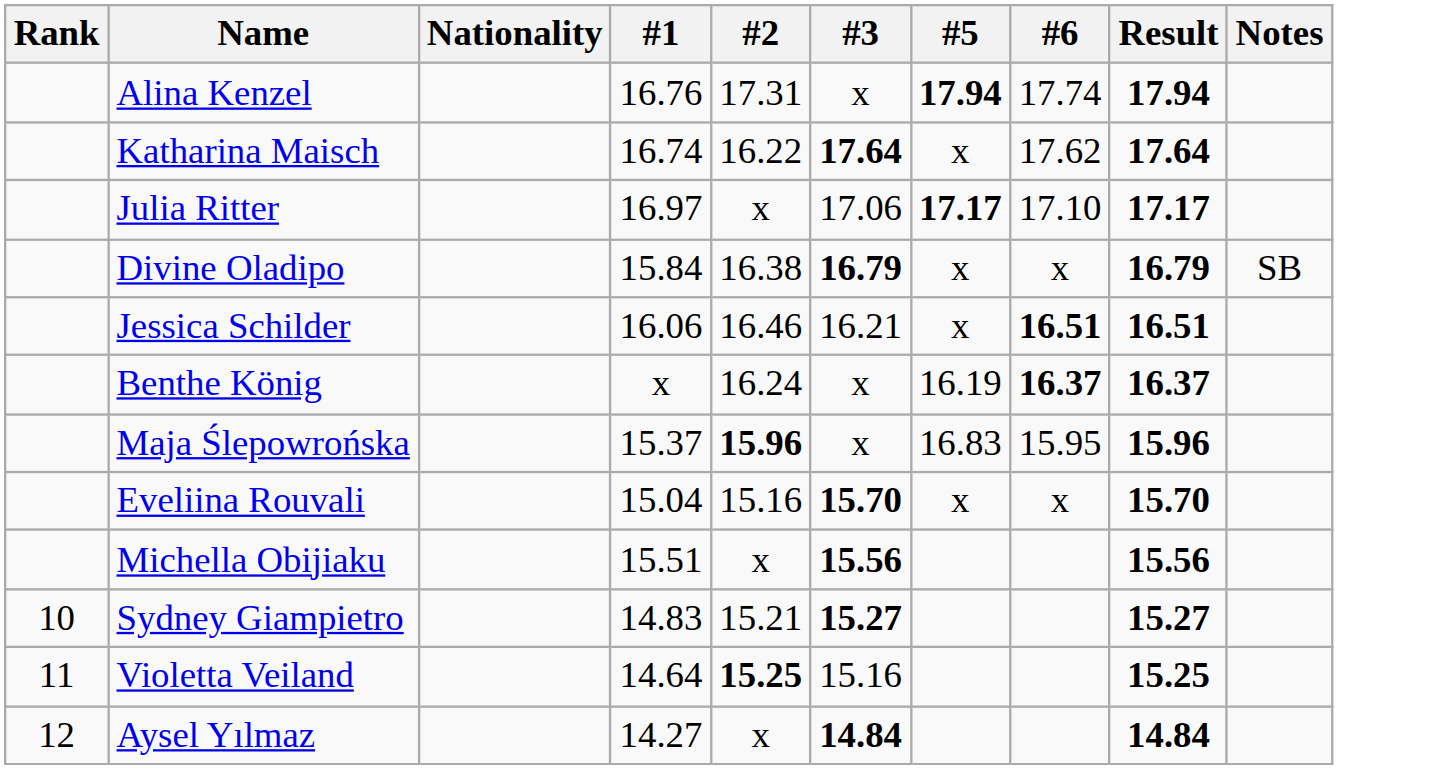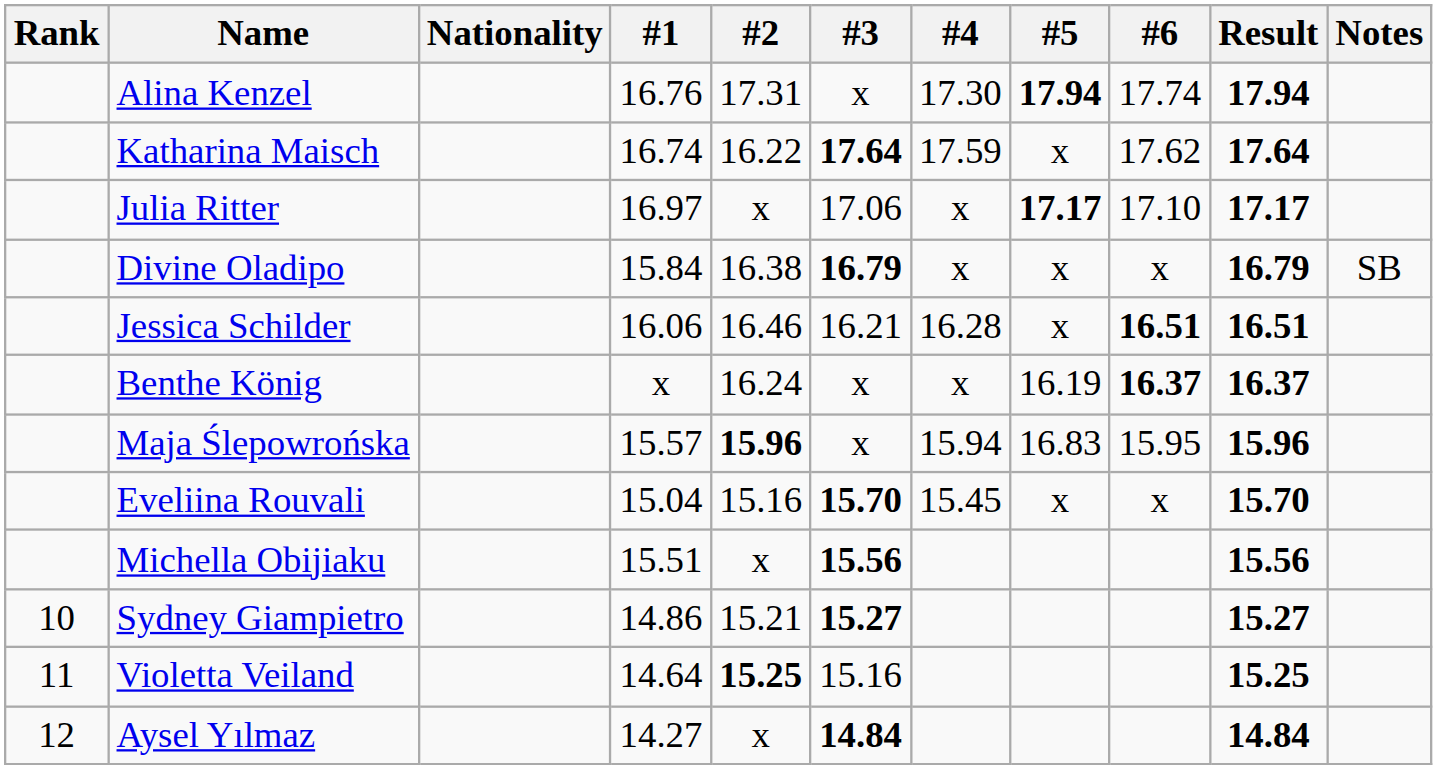+ column: (960, 33)
(661, 442) 15.37 -> (661, 442) 15.57
(661, 617) 14.83 -> (661, 617) 14.86
